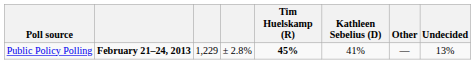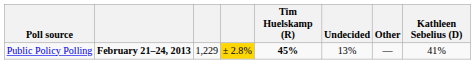columns swapped: (356, 29) <-> (445, 35)
(237, 51) no background -> (237, 51) gold background
